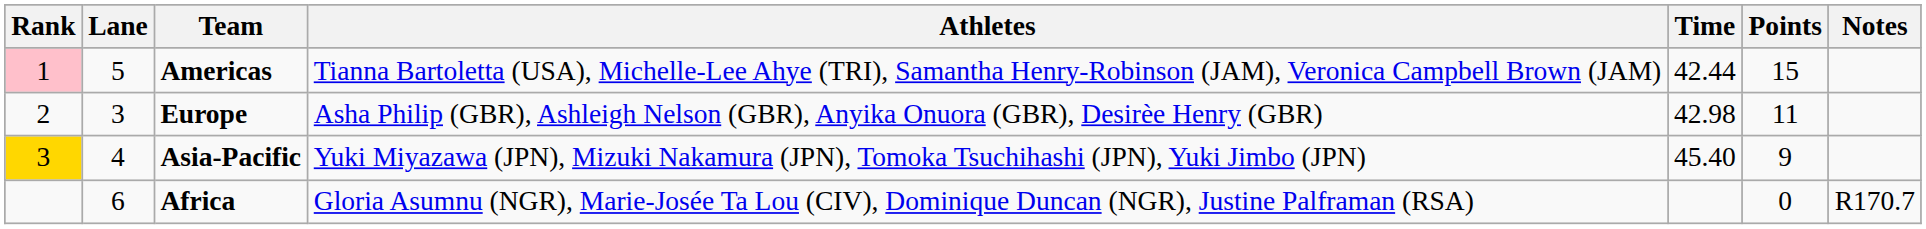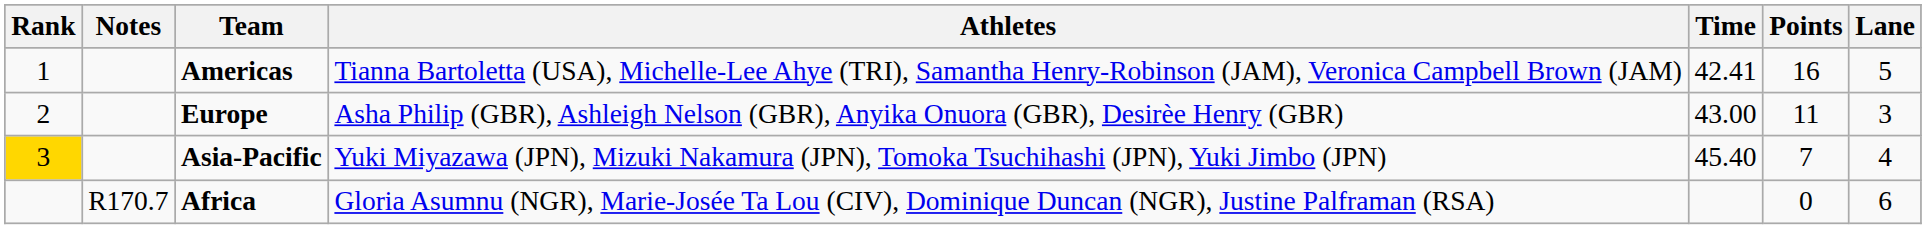columns swapped: (118, 26) <-> (1875, 26)
(43, 69) pink background -> (43, 69) no background
(1705, 69) 42.44 -> (1726, 69) 42.41
(1785, 69) 15 -> (1806, 69) 16
(1705, 113) 42.98 -> (1726, 113) 43.00
(1785, 157) 9 -> (1806, 157) 7
